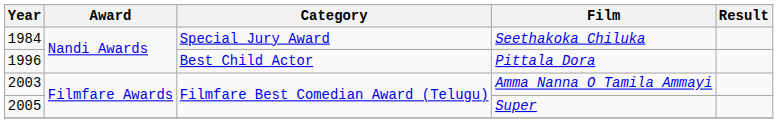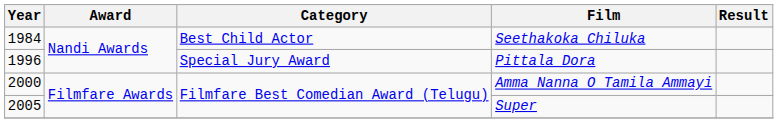(255, 39) Special Jury Award -> (246, 39) Best Child Actor
(246, 61) Best Child Actor -> (255, 61) Special Jury Award
(25, 84) 2003 -> (25, 84) 2000
